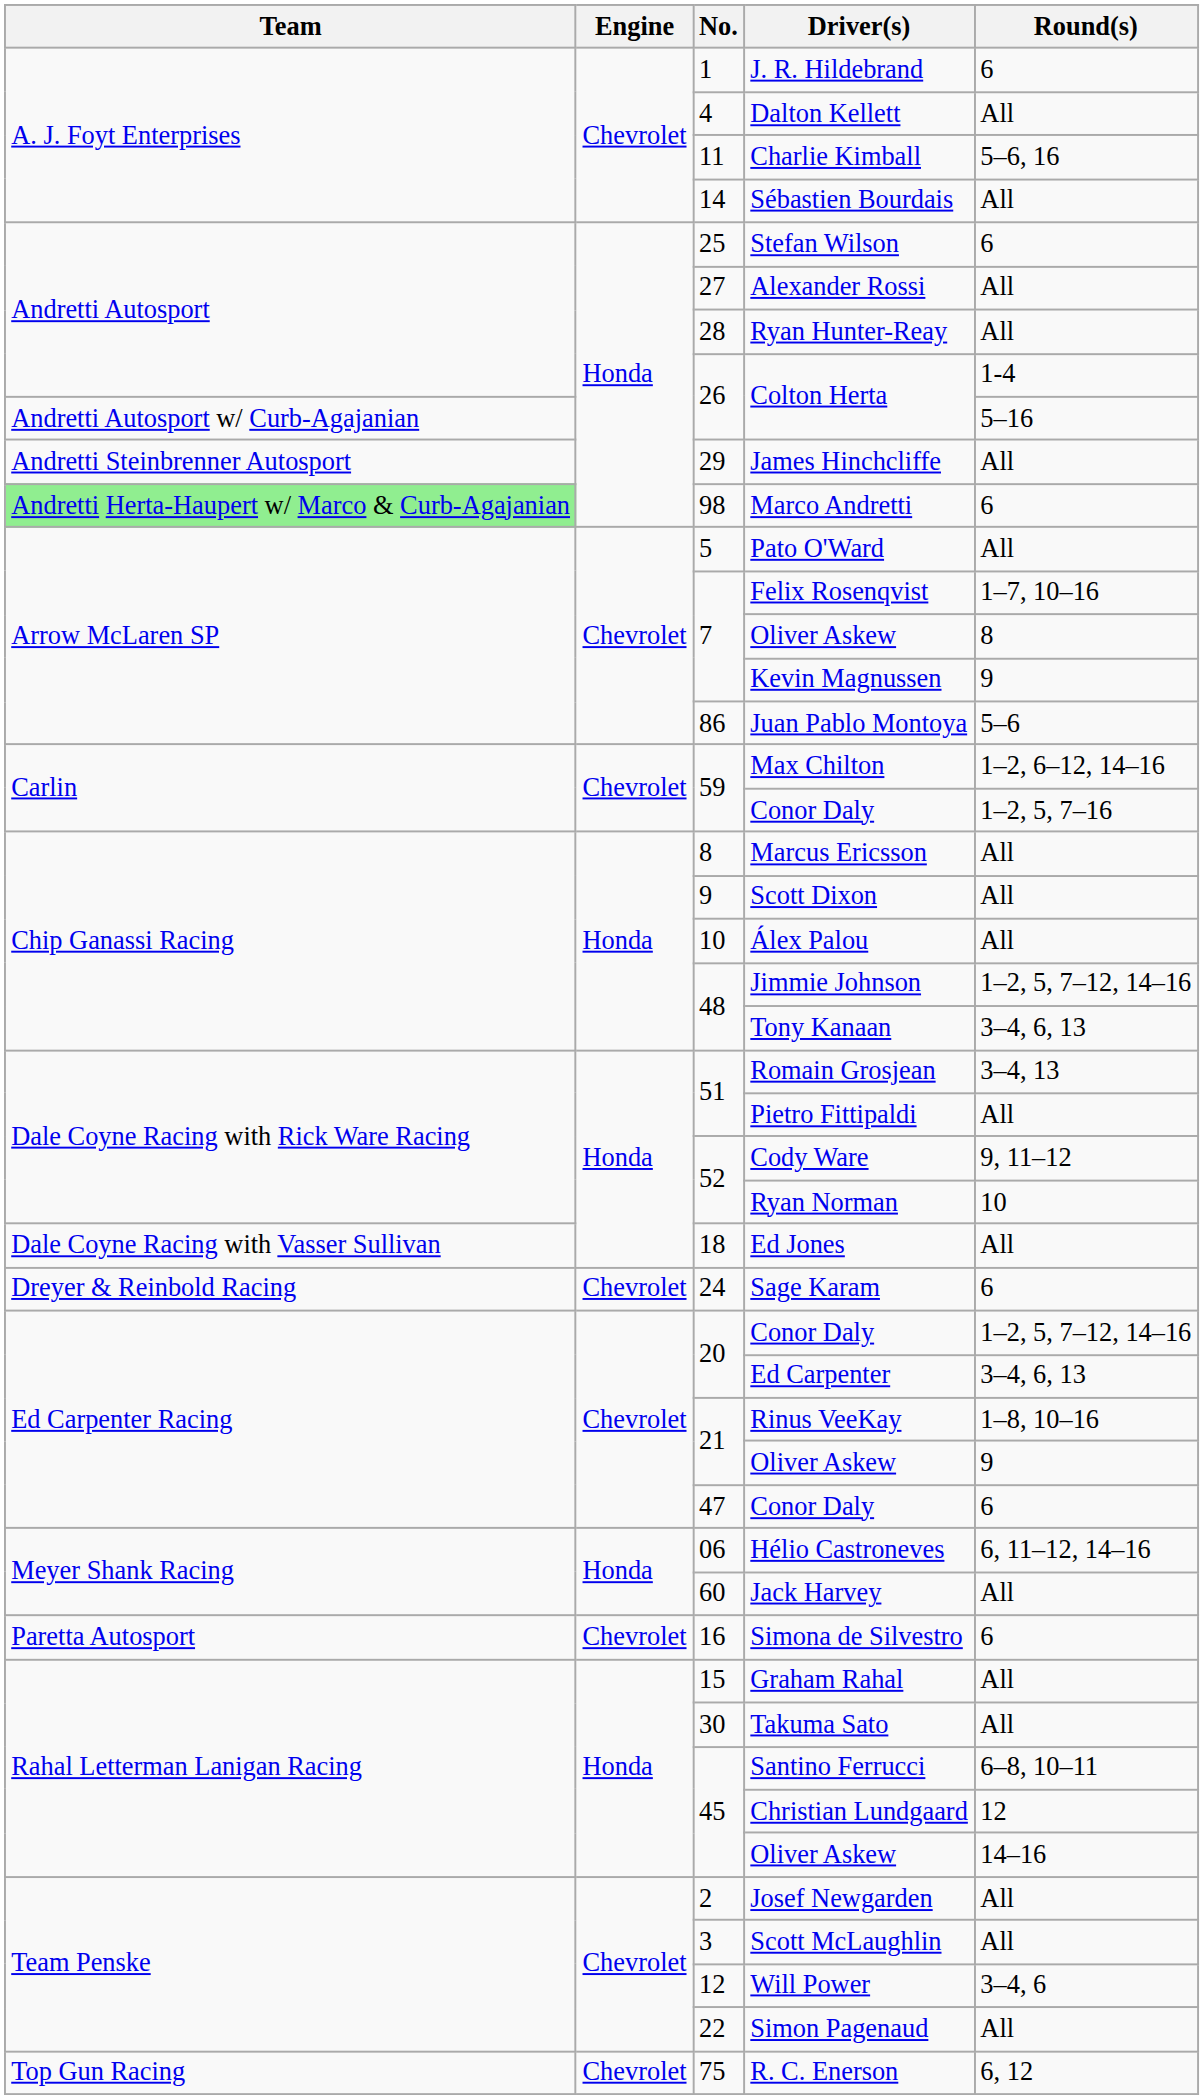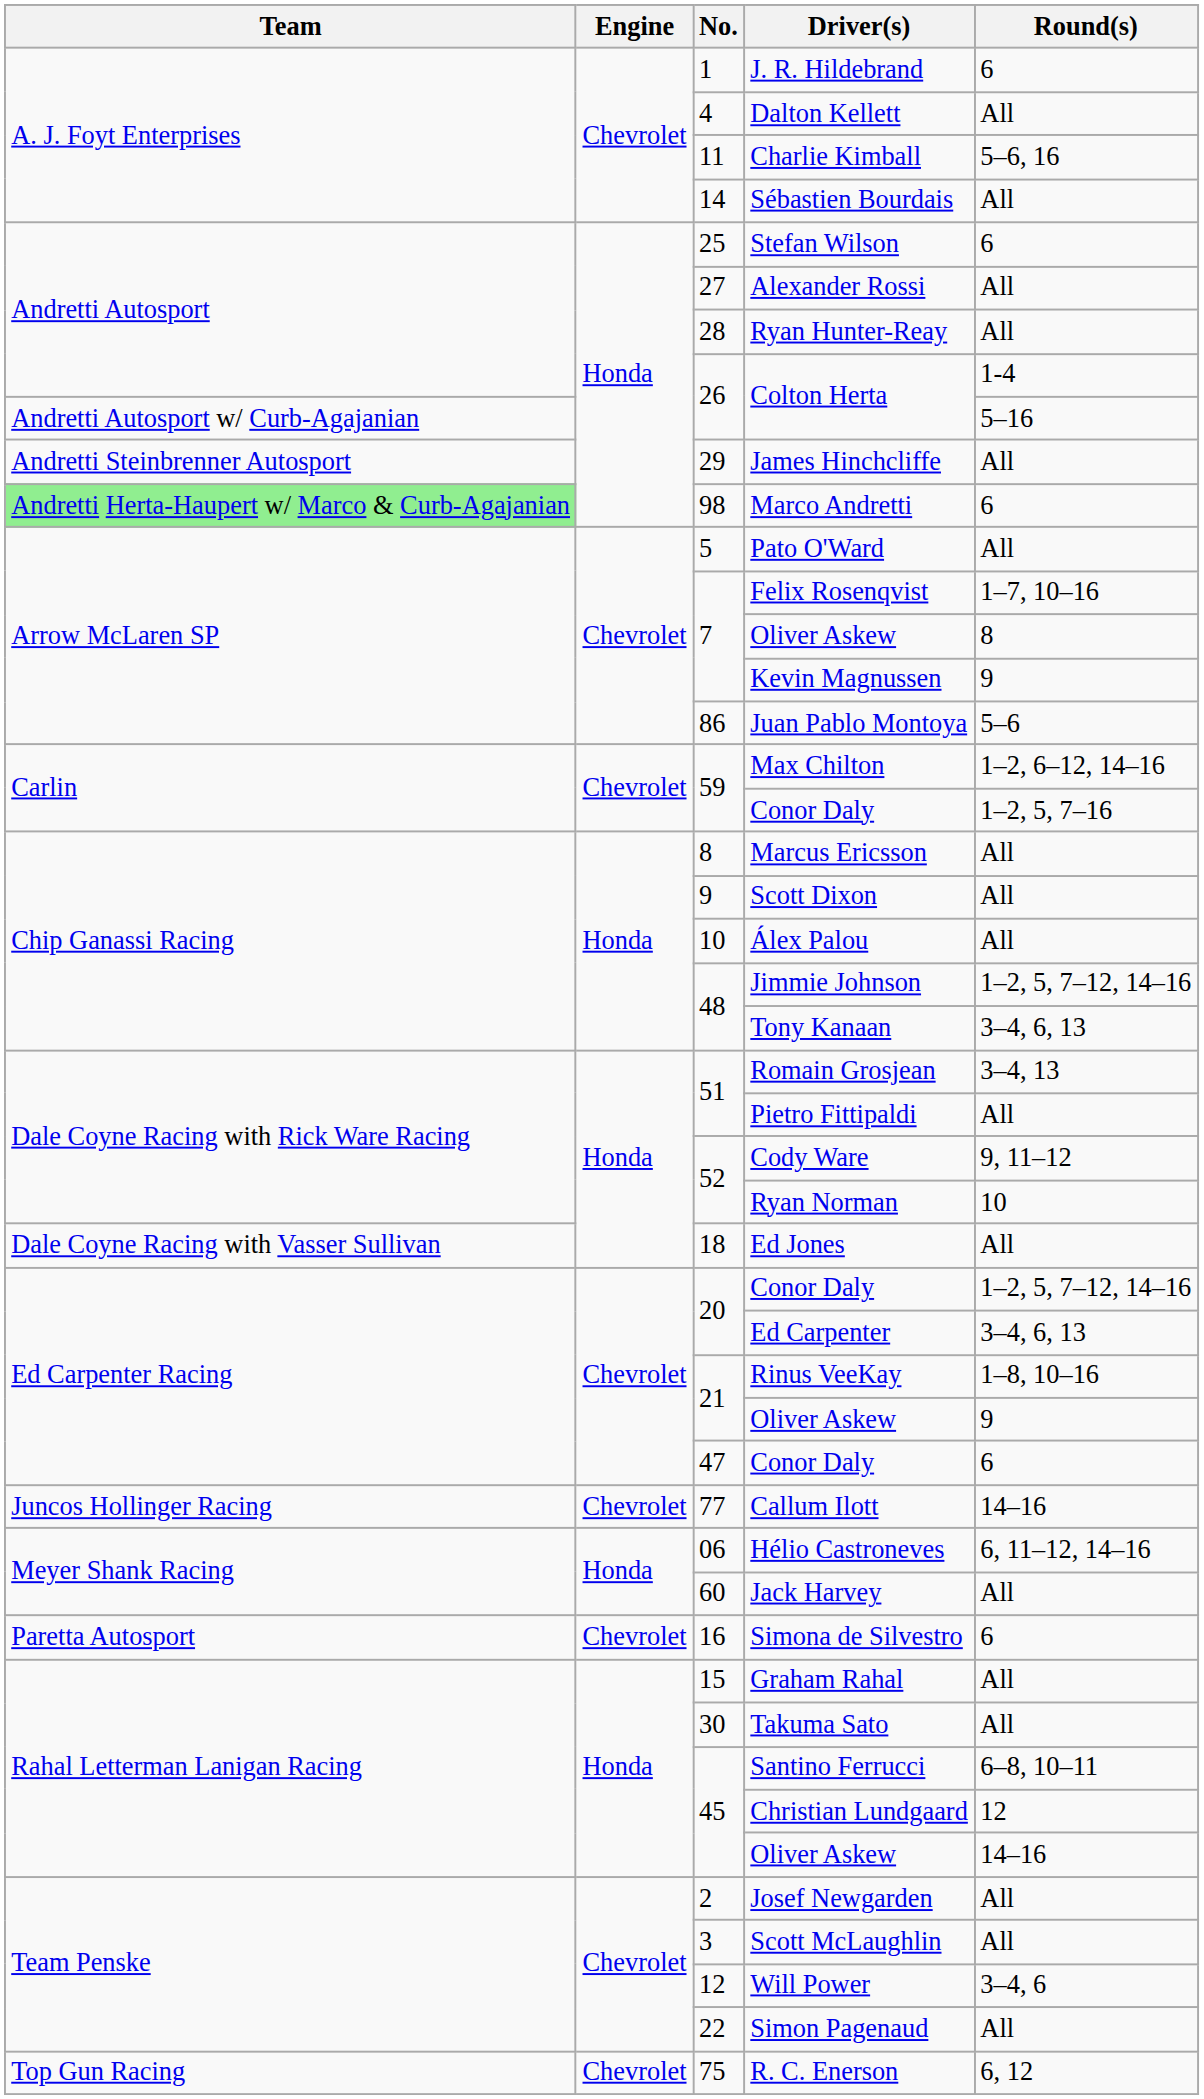- row: (712, 1288)
+ row: (712, 1505)
